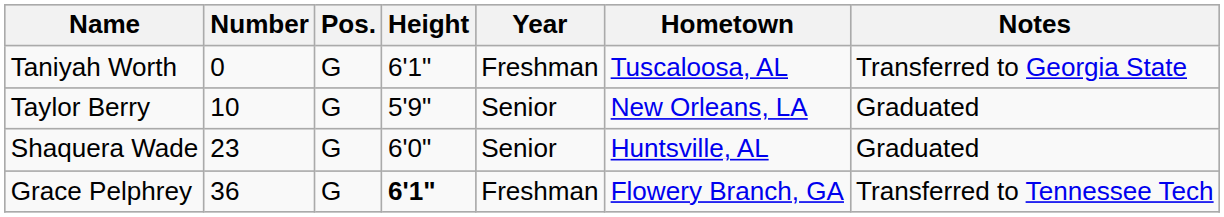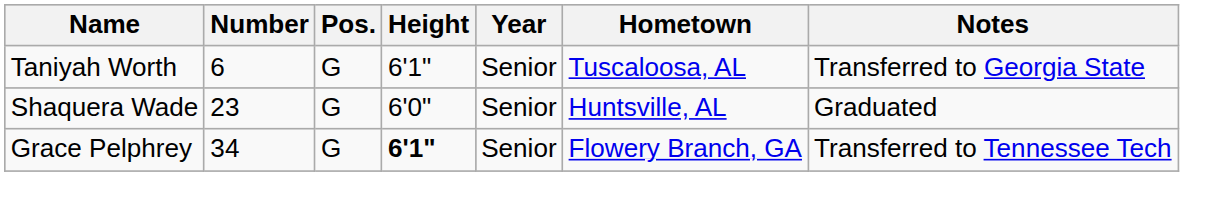(218, 66) 0 -> (218, 66) 6
(540, 66) Freshman -> (519, 66) Senior
- row: (80, 107)
(225, 190) 36 -> (225, 149) 34
(540, 190) Freshman -> (519, 149) Senior
